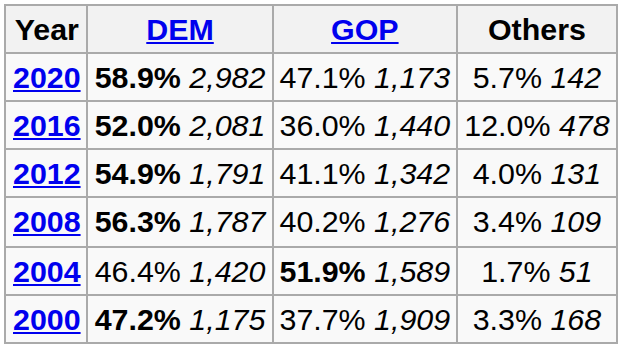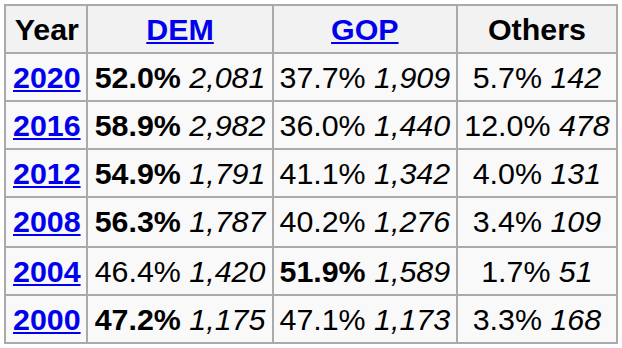(180, 78) 58.9% 2,982 -> (180, 78) 52.0% 2,081
(365, 78) 47.1% 1,173 -> (365, 78) 37.7% 1,909
(180, 126) 52.0% 2,081 -> (180, 126) 58.9% 2,982
(365, 318) 37.7% 1,909 -> (365, 318) 47.1% 1,173
